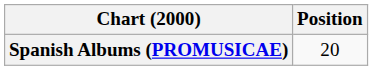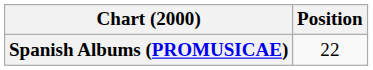(330, 49) 20 -> (330, 49) 22
